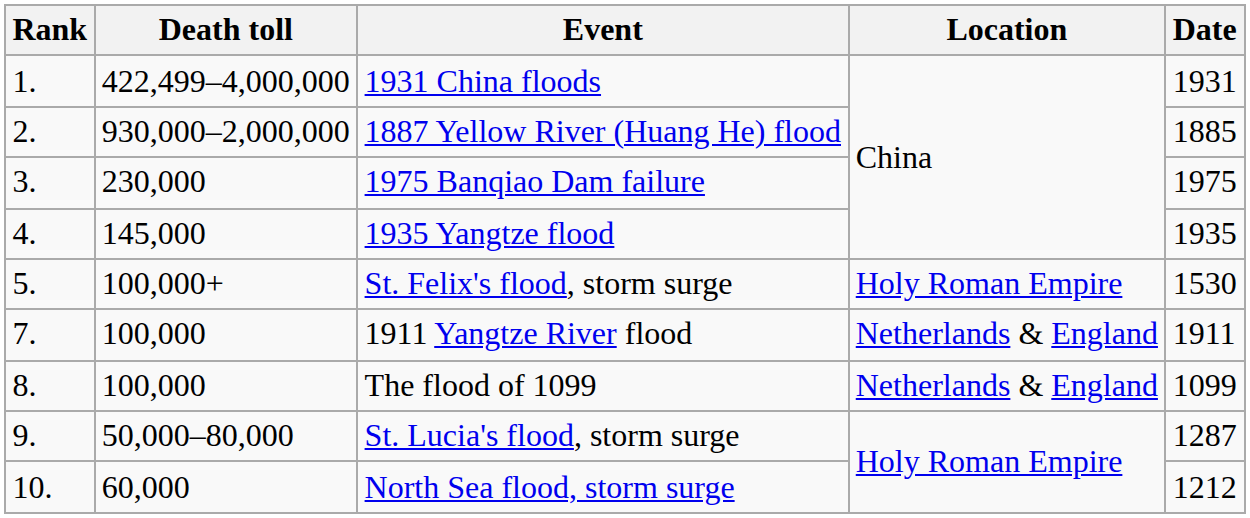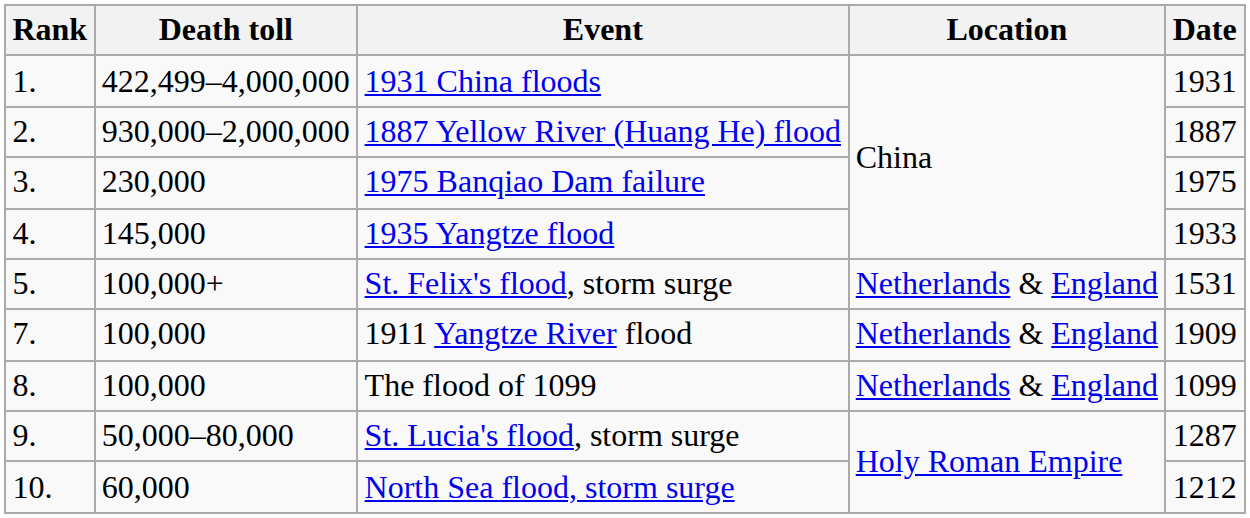(1205, 131) 1885 -> (1205, 131) 1887
(1205, 232) 1935 -> (1205, 232) 1933
(989, 283) Holy Roman Empire -> (1007, 283) Netherlands & England
(1205, 283) 1530 -> (1205, 283) 1531
(1204, 334) 1911 -> (1205, 334) 1909
